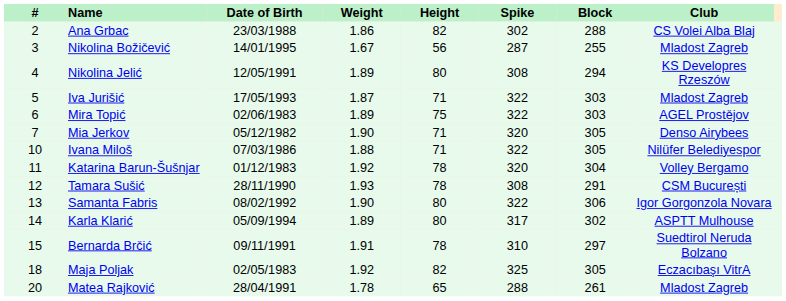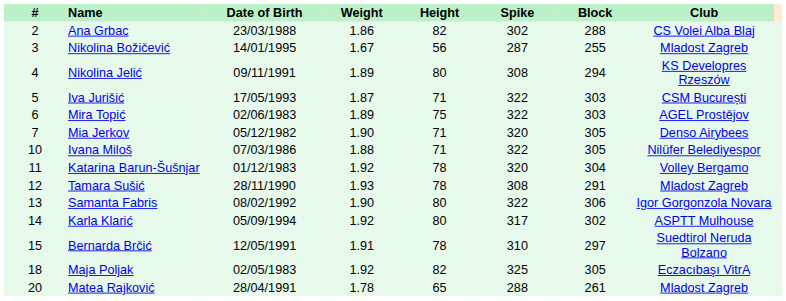(265, 73) 12/05/1991 -> (265, 73) 09/11/1991
(704, 97) Mladost Zagreb -> (704, 97) CSM București
(704, 185) CSM București -> (704, 185) Mladost Zagreb
(362, 220) 1.89 -> (362, 220) 1.92
(265, 245) 09/11/1991 -> (265, 245) 12/05/1991
